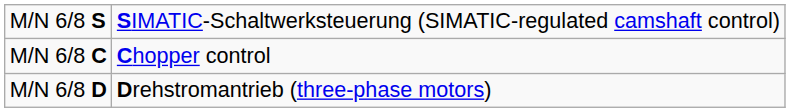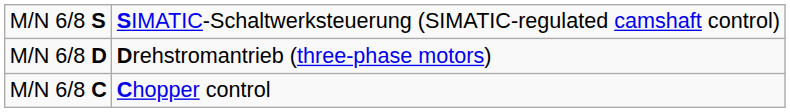rows swapped: (58, 55) <-> (58, 90)
